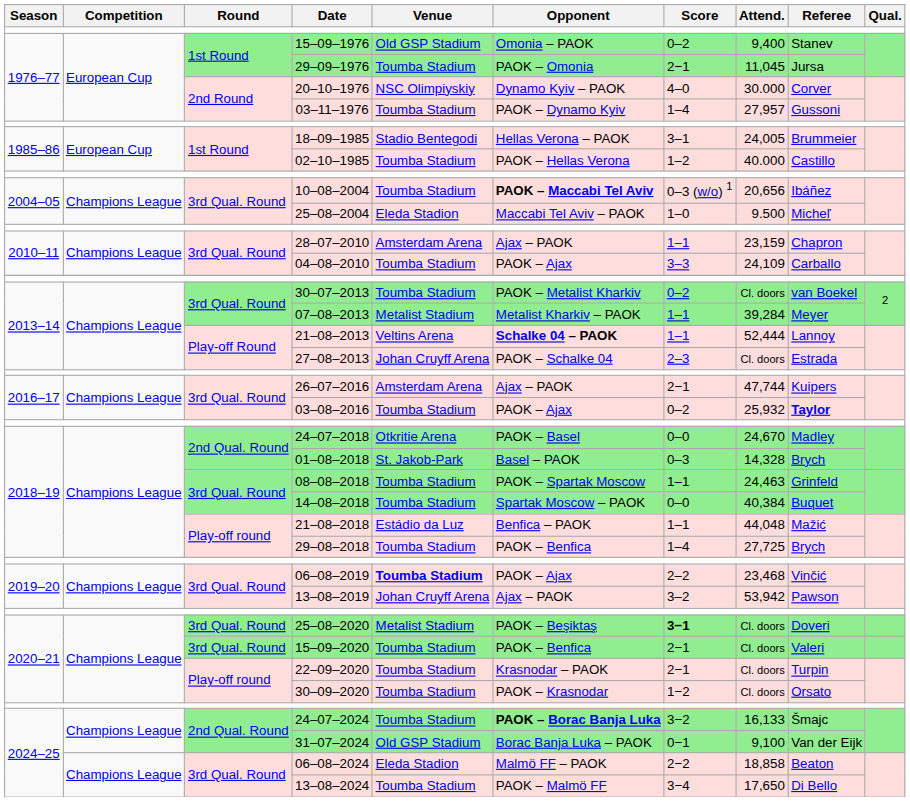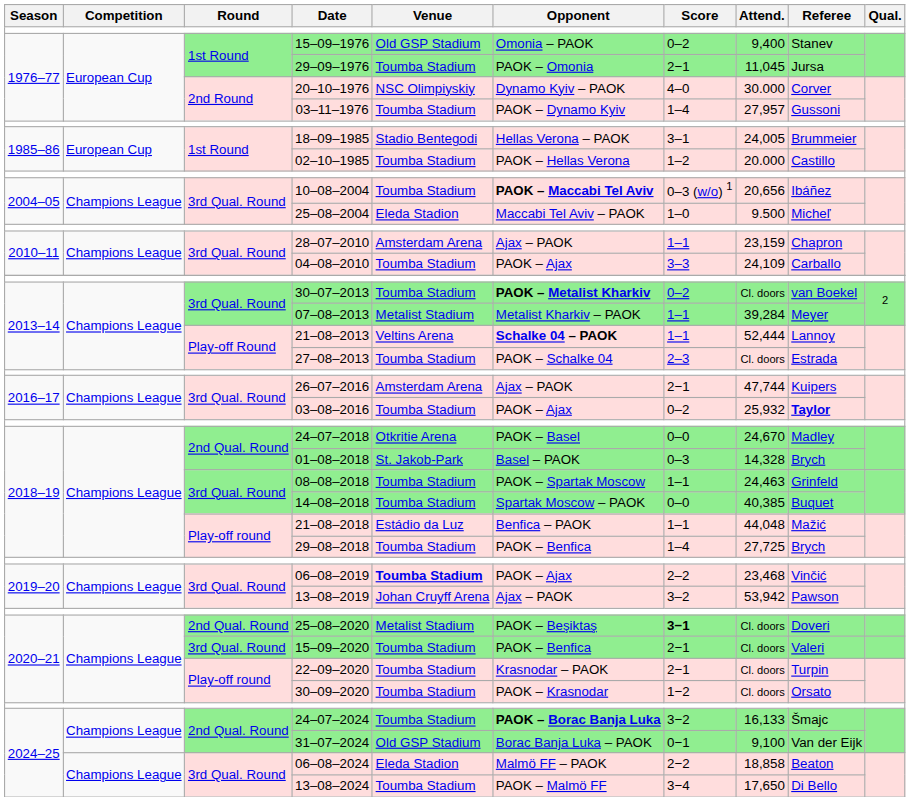(764, 160) 40.000 -> (764, 160) 20.000
(568, 292) normal -> (573, 292) bold
(433, 358) Johan Cruyff Arena -> (426, 358) Toumba Stadium
(764, 503) 40,384 -> (764, 503) 40,385
(237, 626) 3rd Qual. Round -> (238, 626) 2nd Qual. Round
